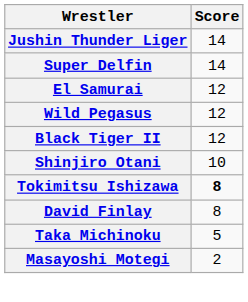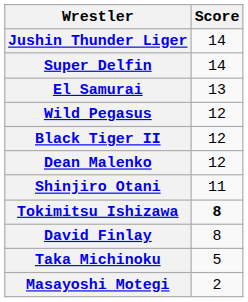(217, 90) 12 -> (217, 90) 13
+ row: (98, 163)
(217, 163) 10 -> (217, 187) 11
